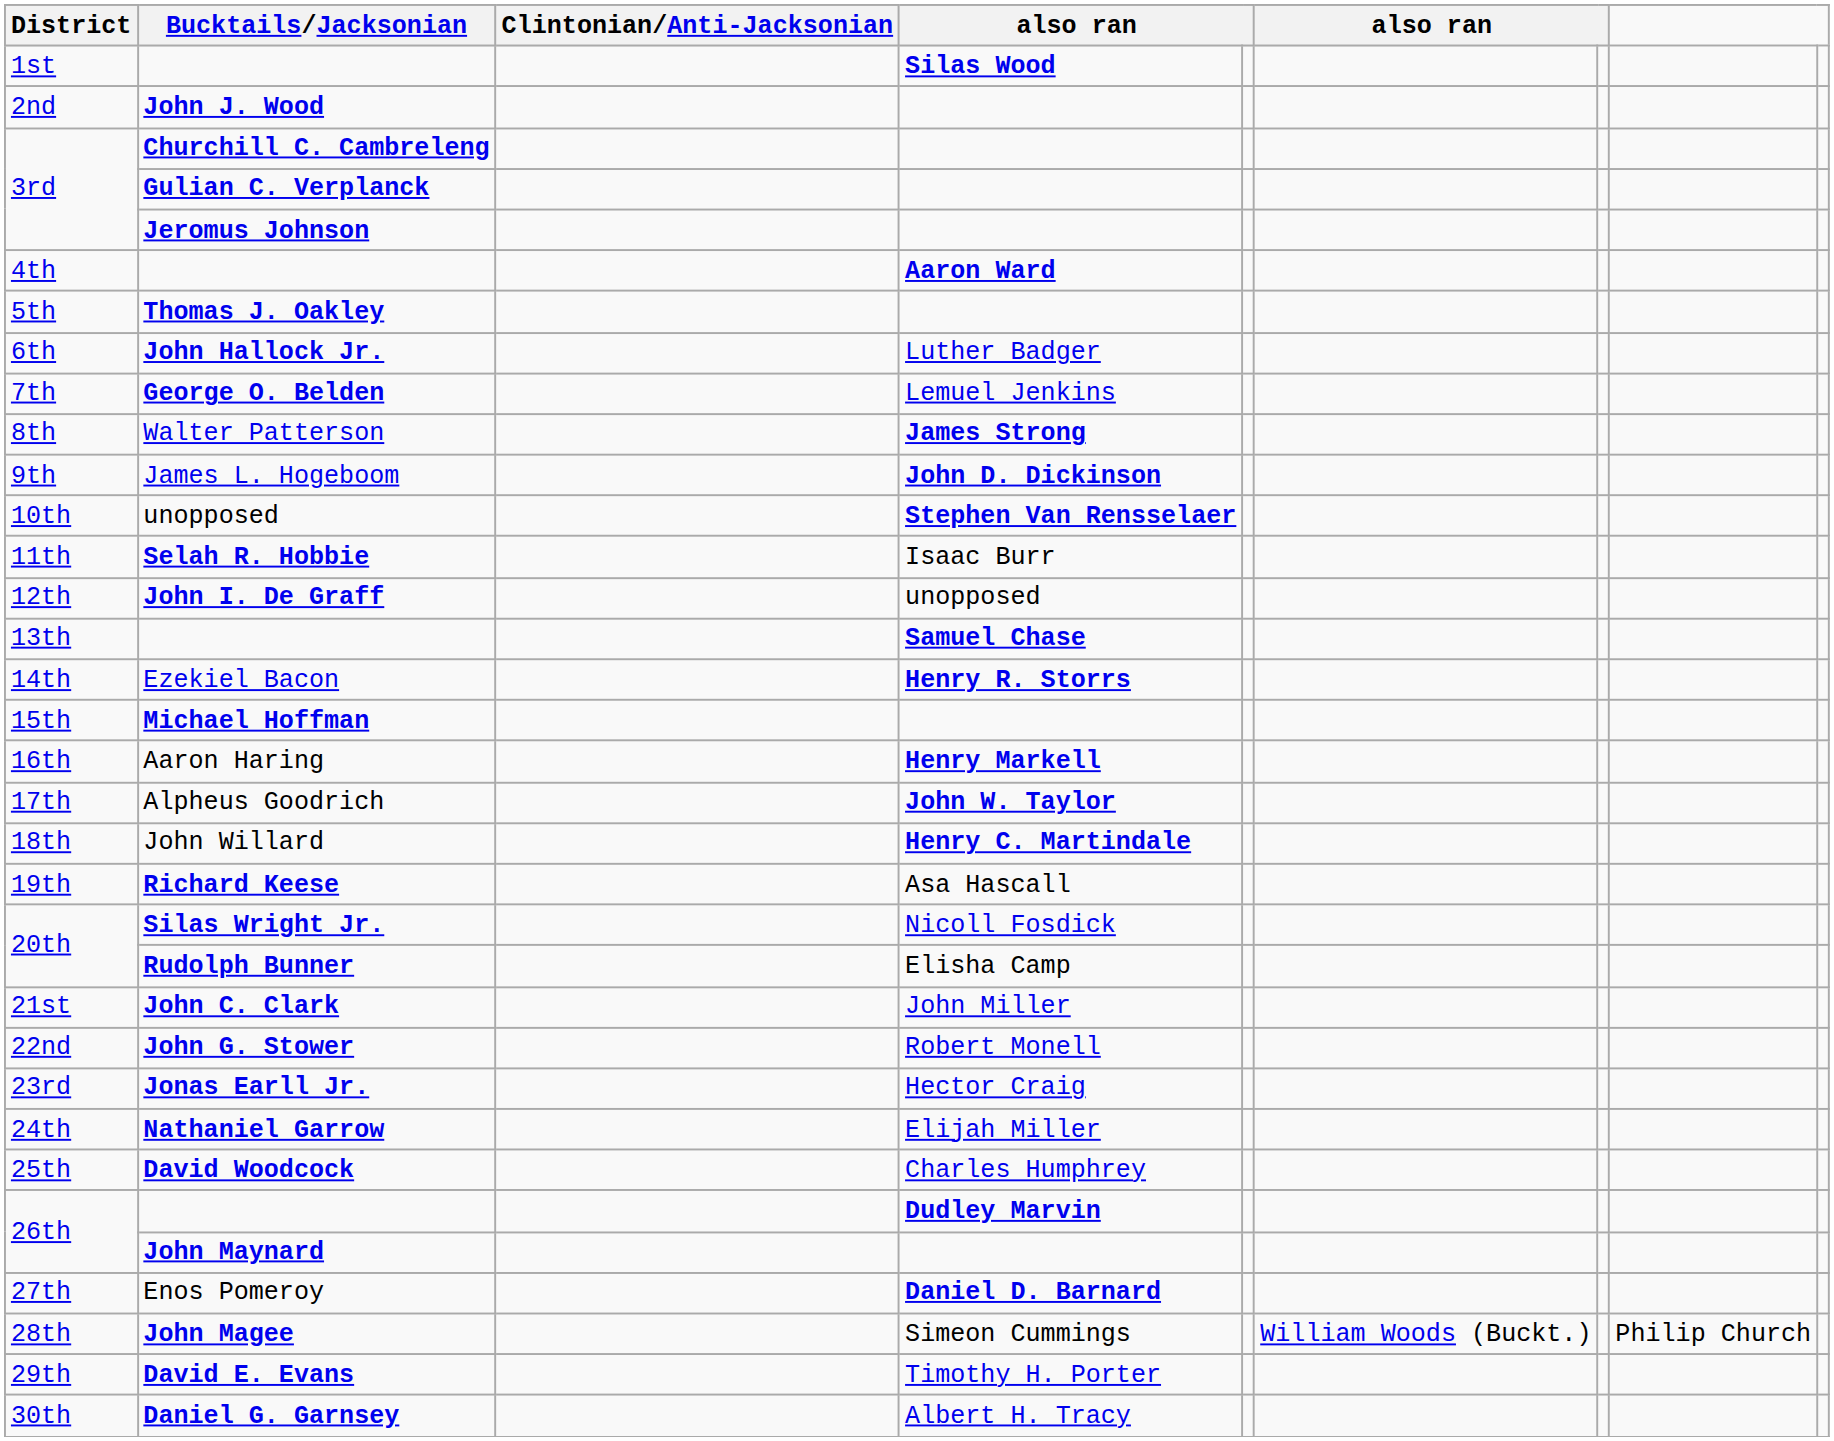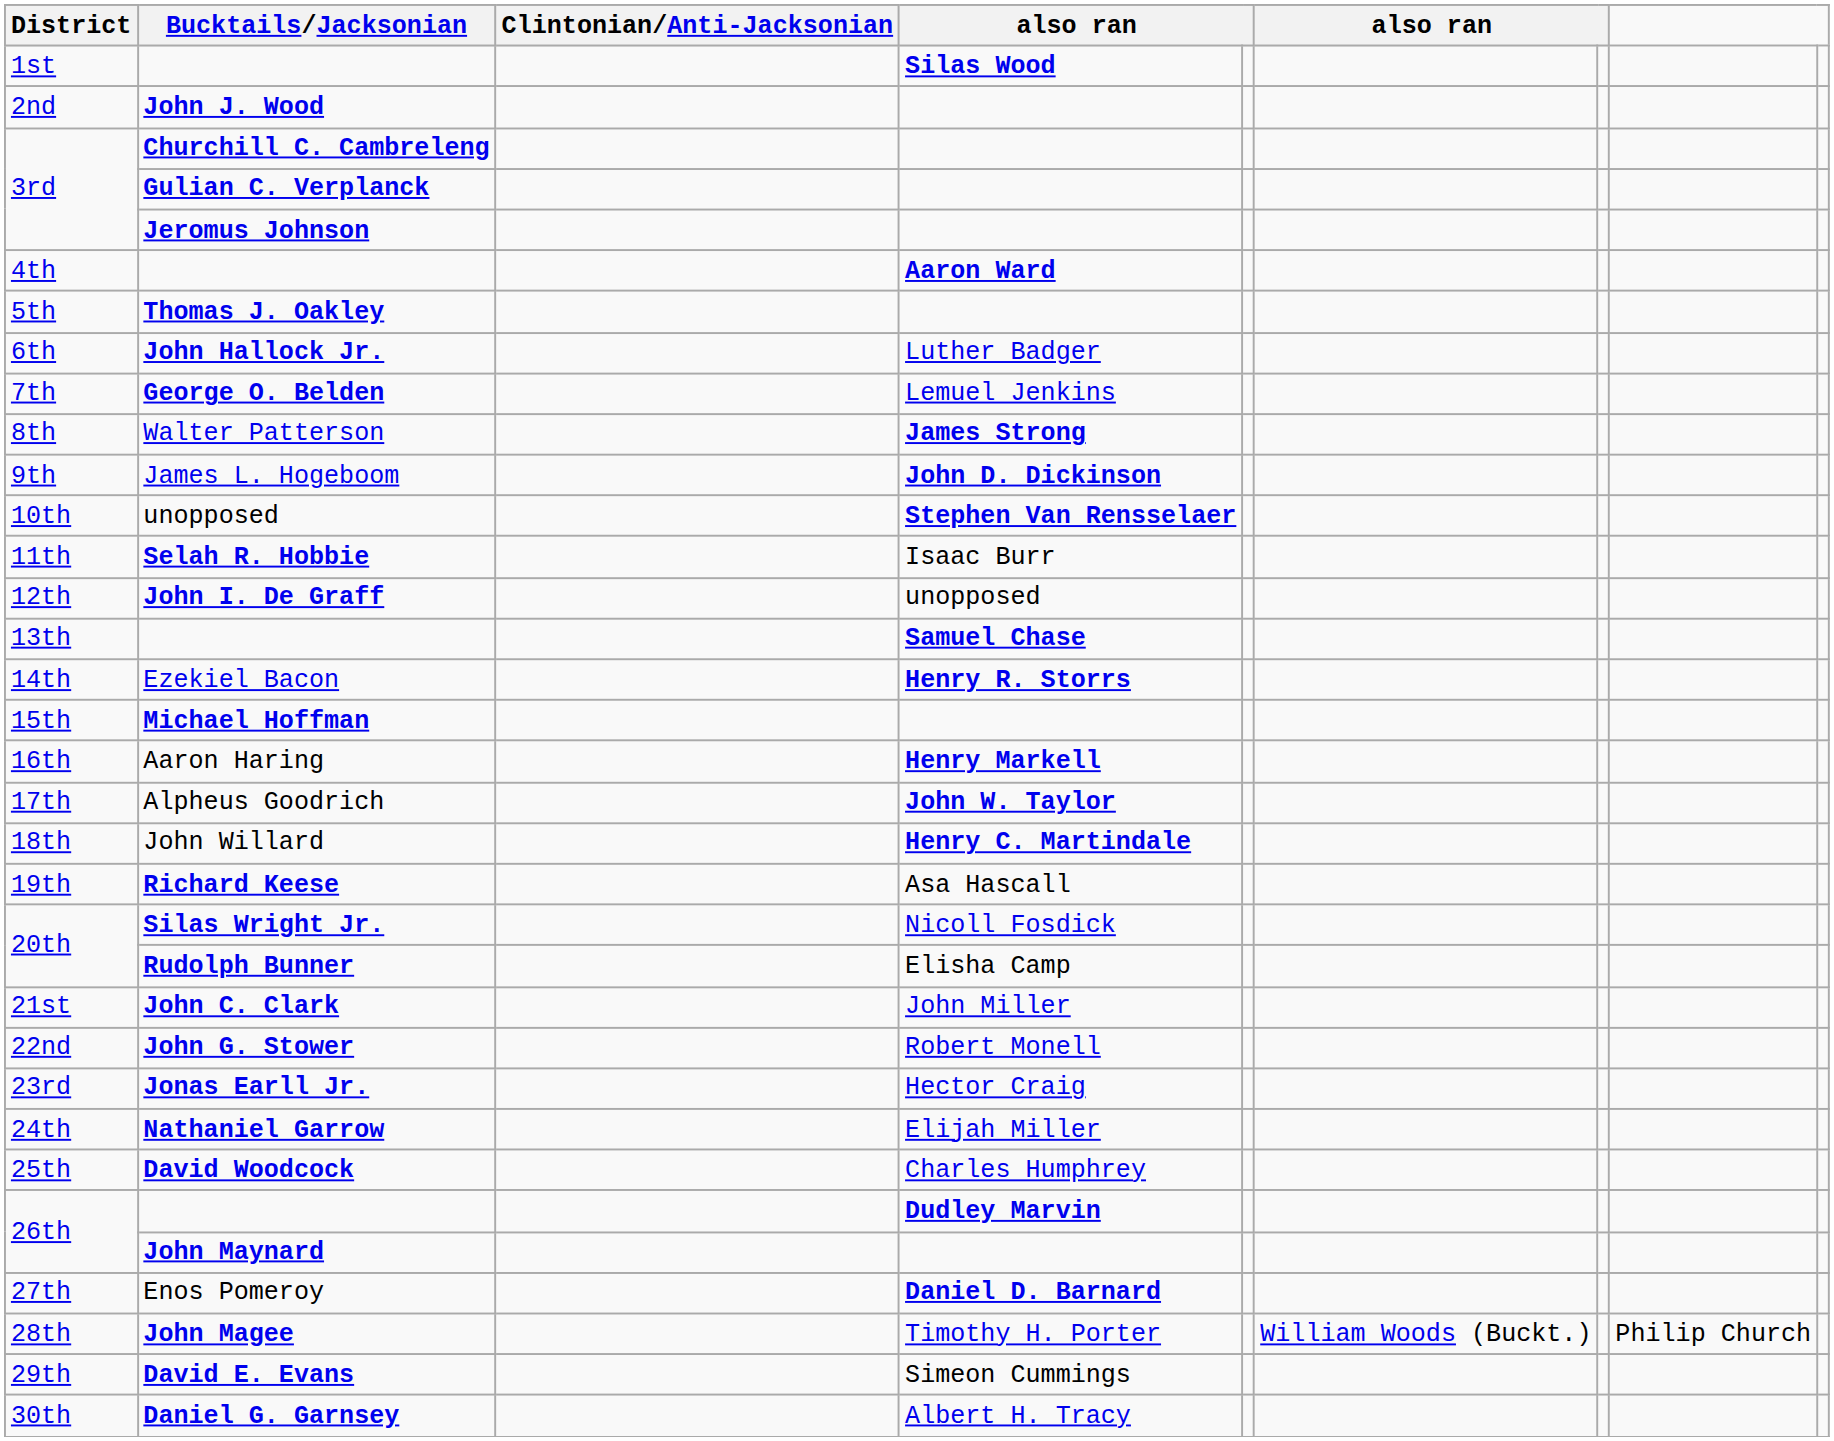(1018, 1334) Simeon Cummings -> (1033, 1334) Timothy H. Porter
(1033, 1375) Timothy H. Porter -> (1018, 1375) Simeon Cummings
